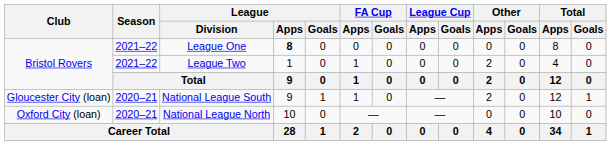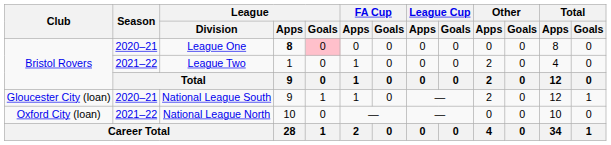(136, 47) 2021–22 -> (136, 47) 2020–21
(323, 47) no background -> (323, 47) pink background
(136, 115) 2020–21 -> (136, 115) 2021–22
